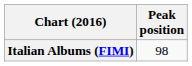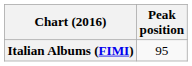(162, 50) 98 -> (162, 50) 95
